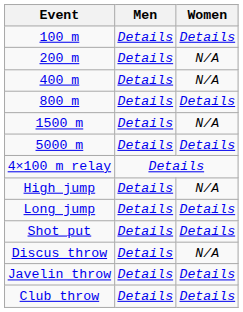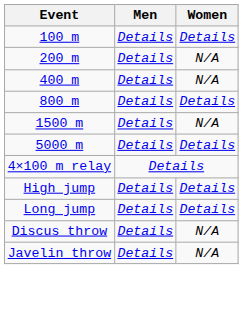(207, 188) N/A -> (207, 188) Details
- row: (59, 231)
(207, 275) Details -> (207, 253) N/A
- row: (59, 296)
